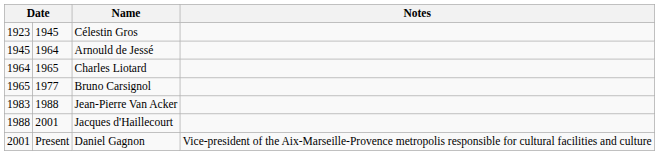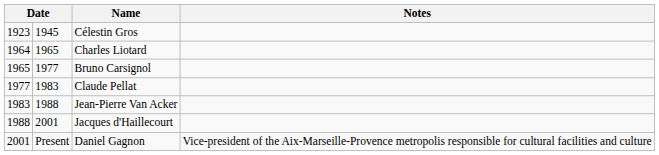- row: (114, 50)
+ row: (105, 86)
